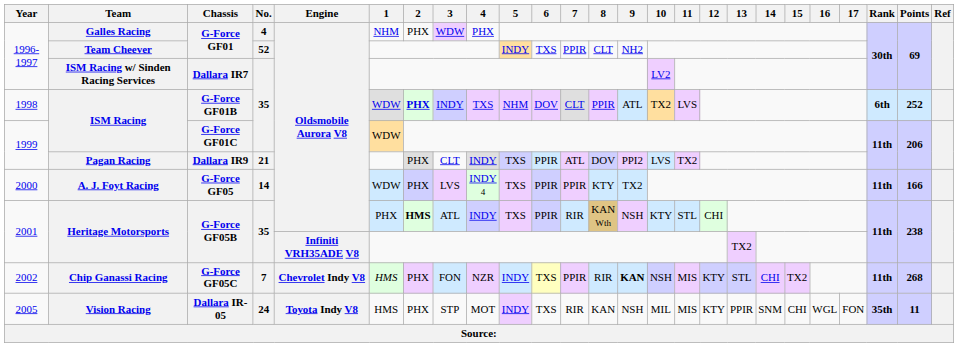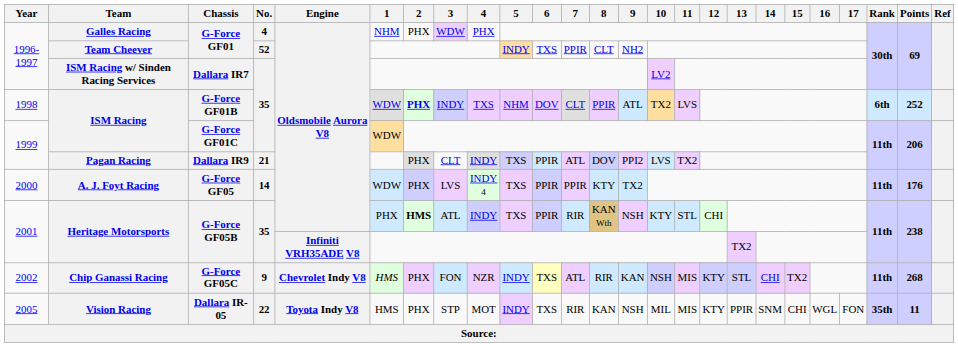(915, 185) 166 -> (915, 185) 176
(264, 278) 7 -> (264, 278) 9
(575, 278) PPIR -> (575, 278) ATL
(632, 278) bold -> (633, 278) normal
(264, 309) 24 -> (264, 309) 22
